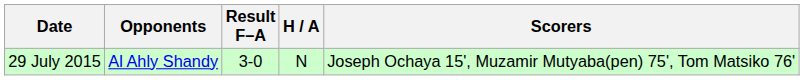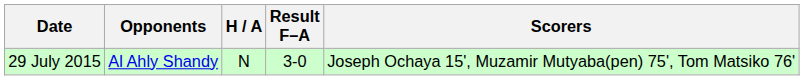columns swapped: (301, 26) <-> (251, 26)
